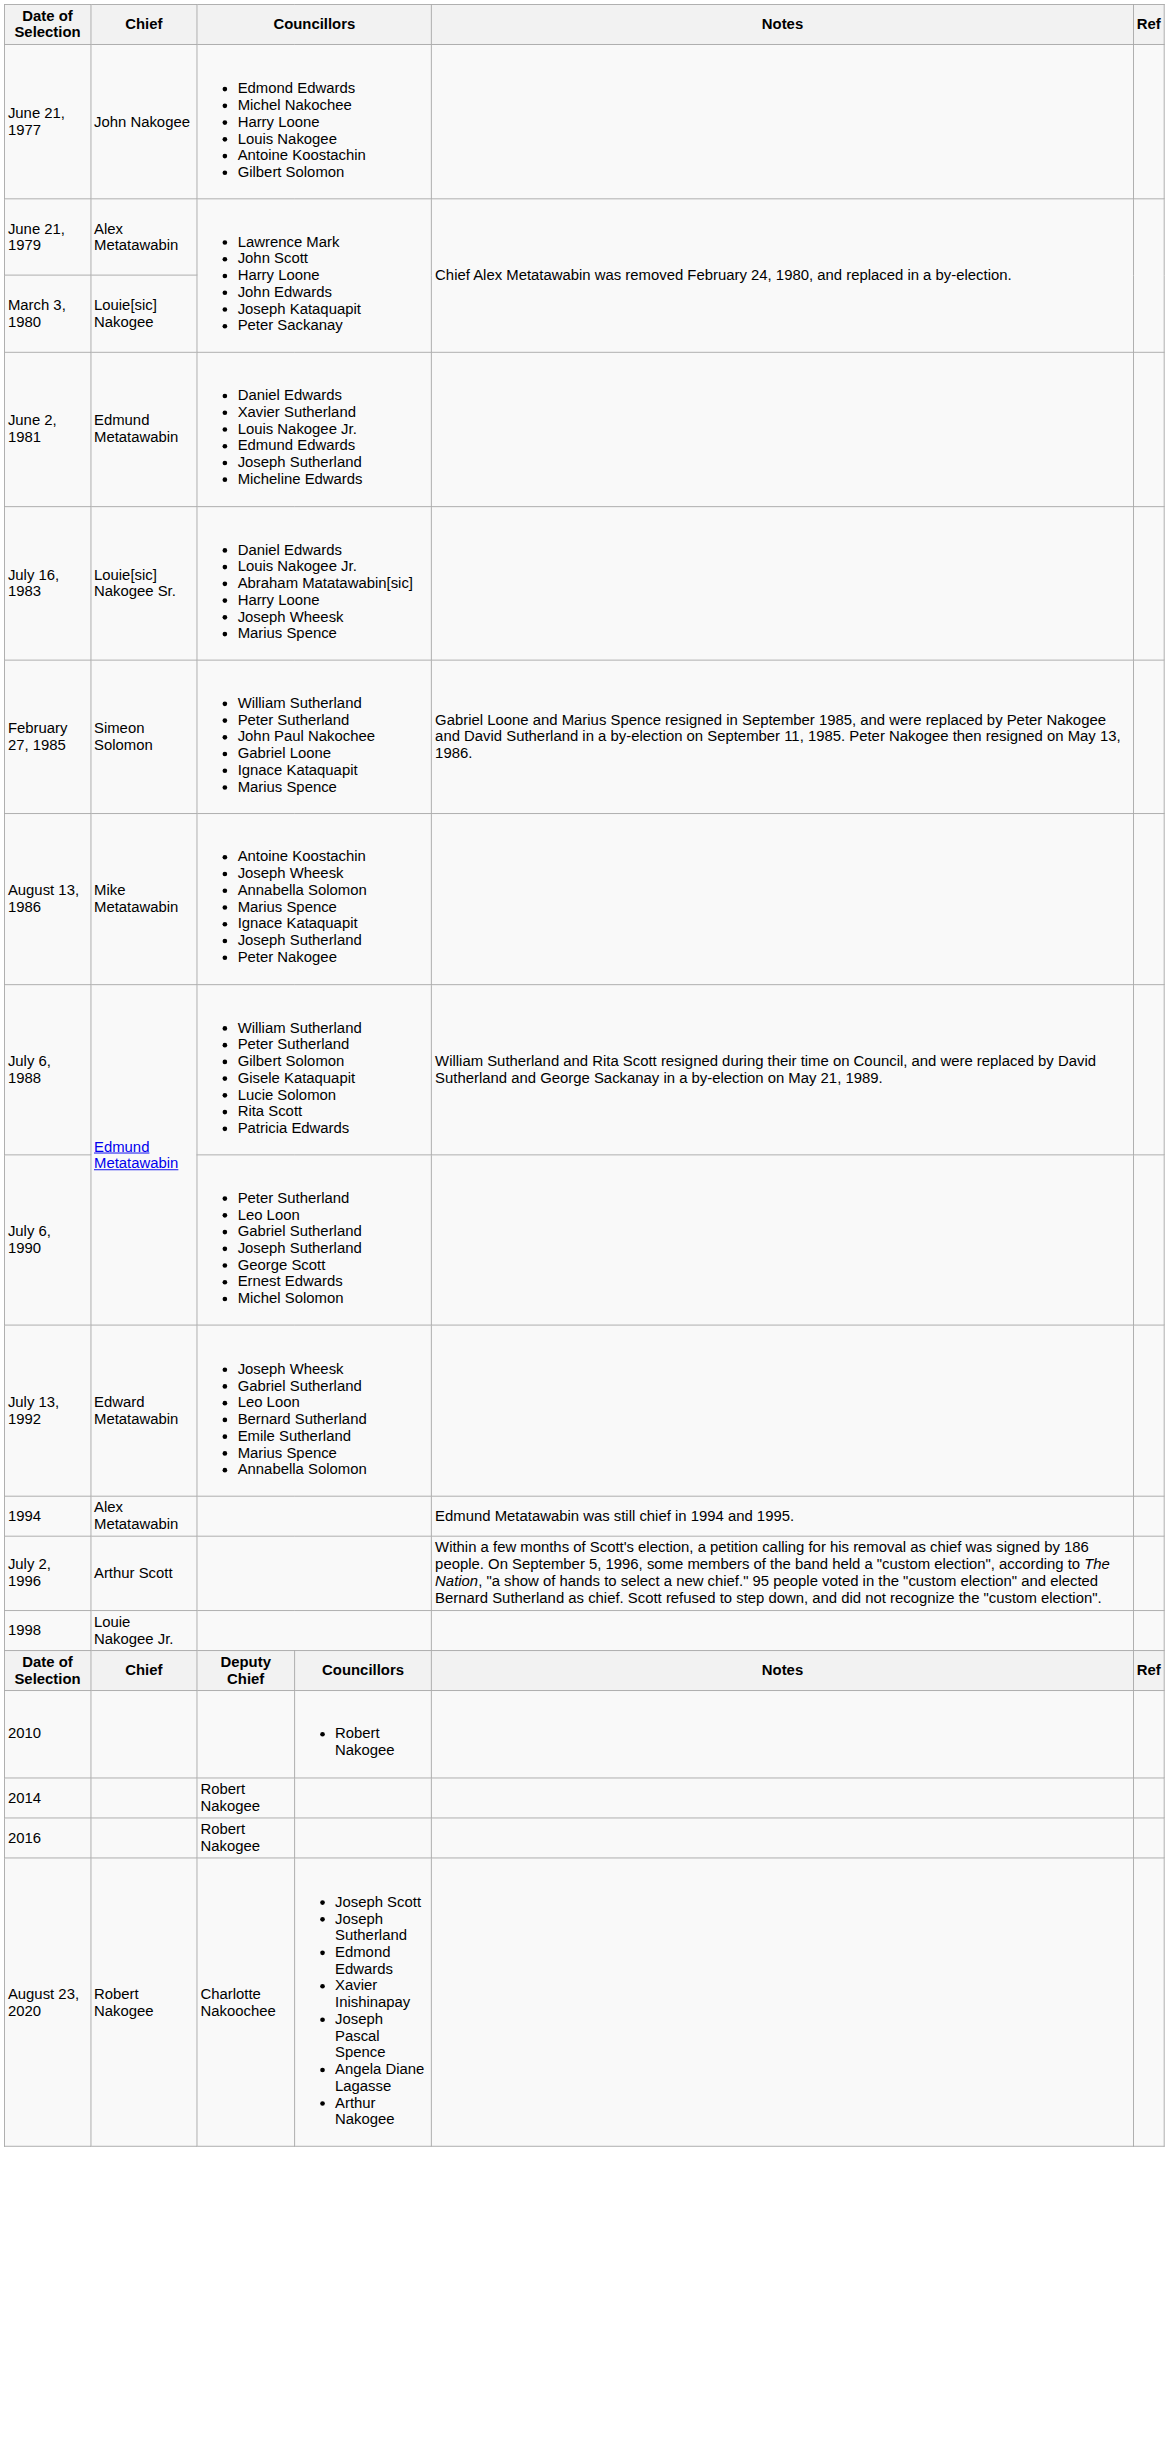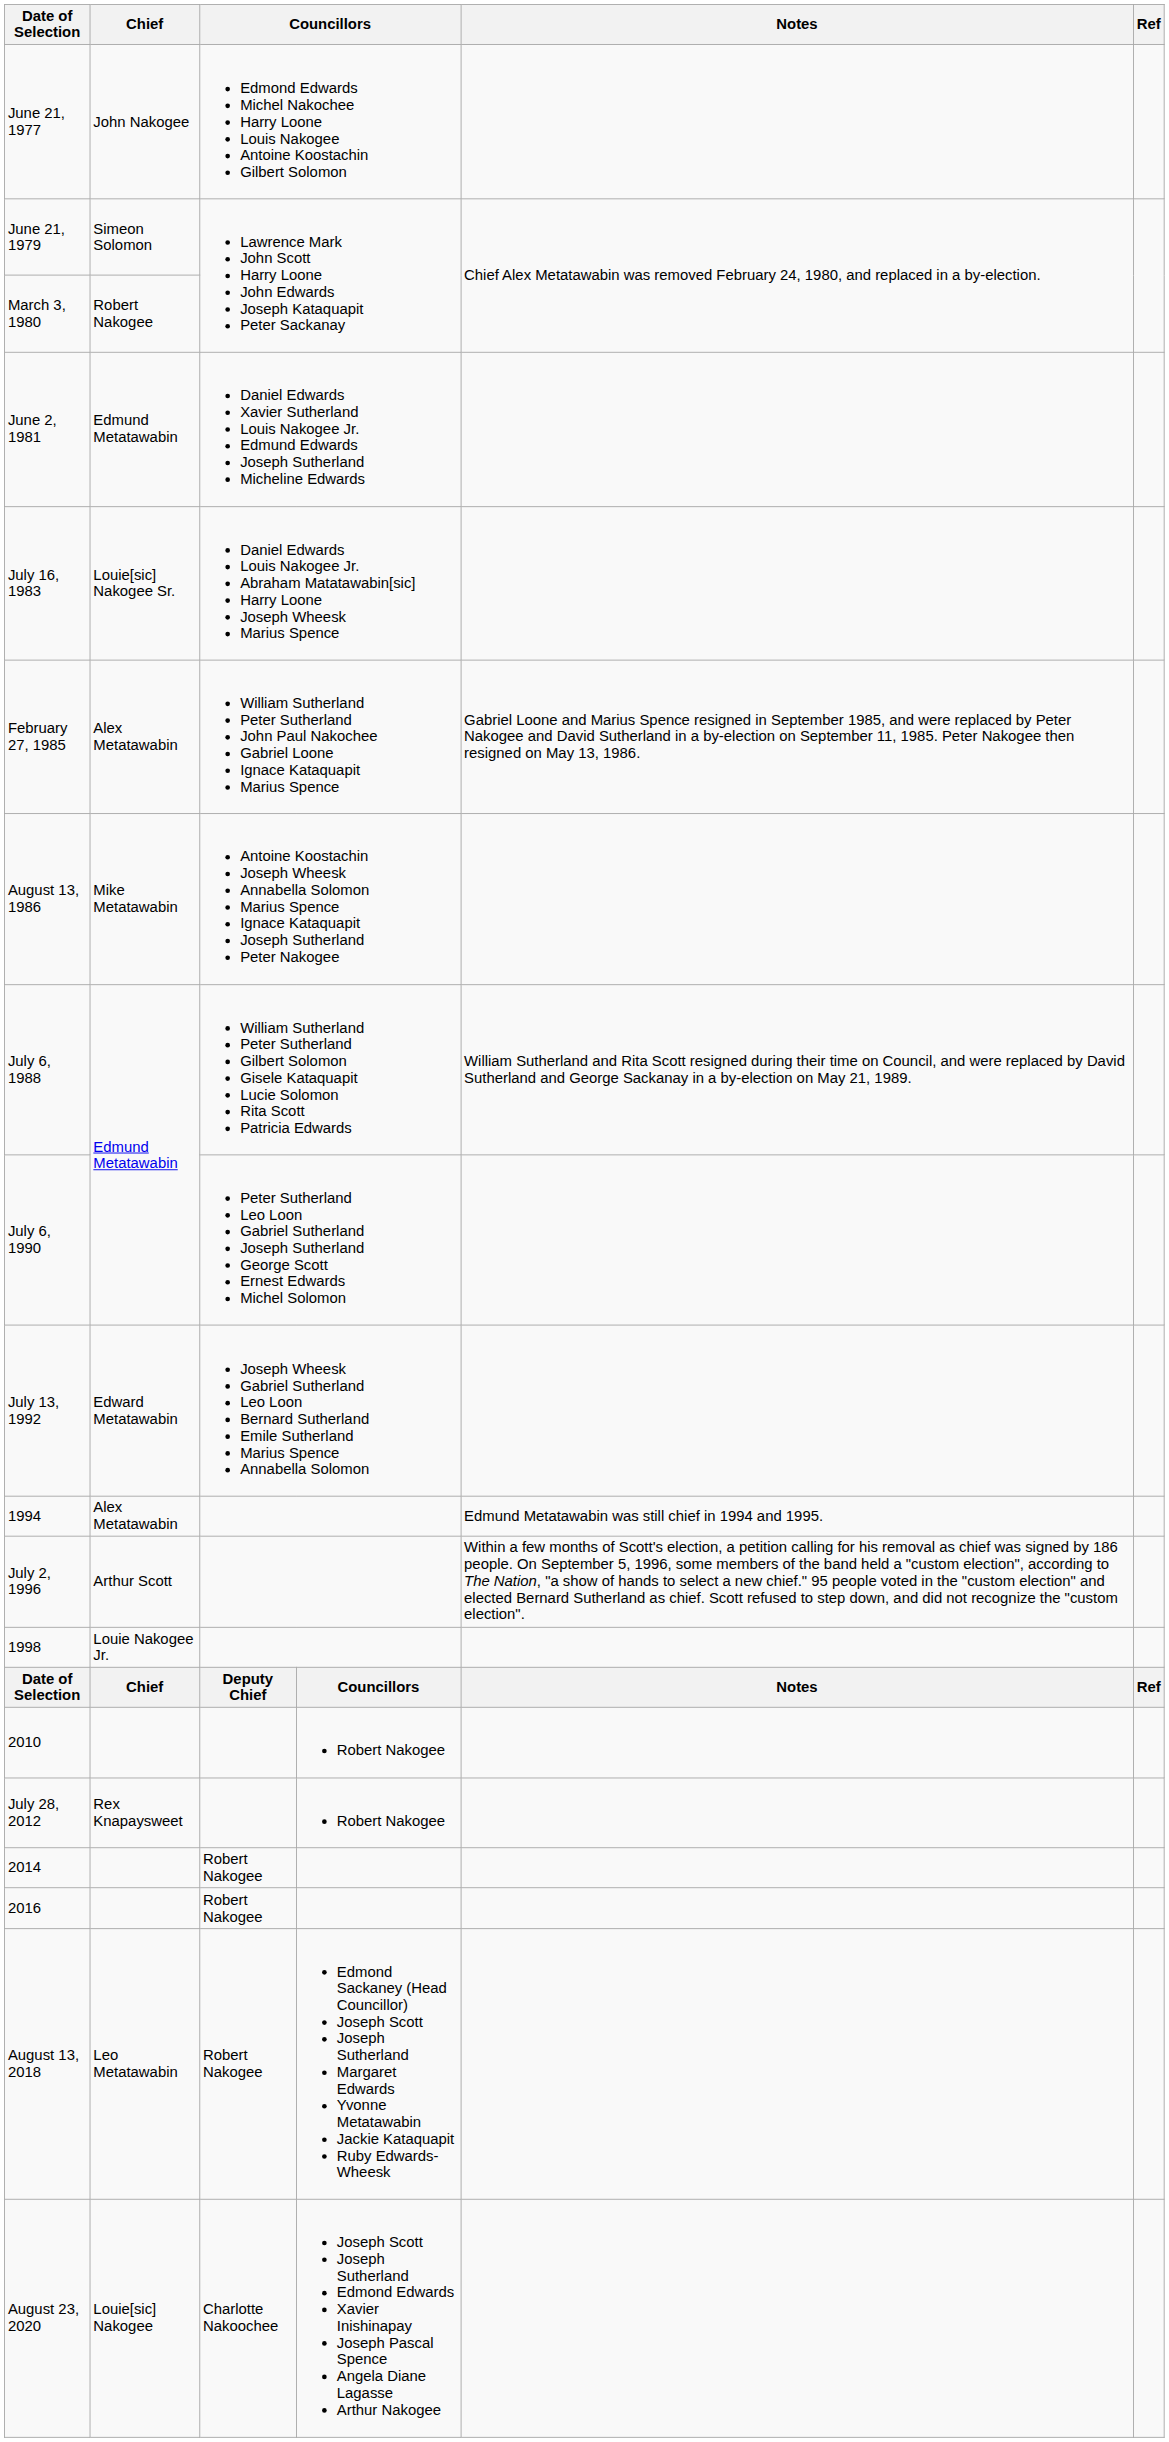(136, 237) Alex Metatawabin -> (123, 237) Simeon Solomon
(125, 313) Louie[sic] Nakogee -> (123, 313) Robert Nakogee
(123, 736) Simeon Solomon -> (136, 736) Alex Metatawabin
+ row: (34, 1812)
+ row: (43, 2063)
(124, 2002) Robert Nakogee -> (125, 2318) Louie[sic] Nakogee
